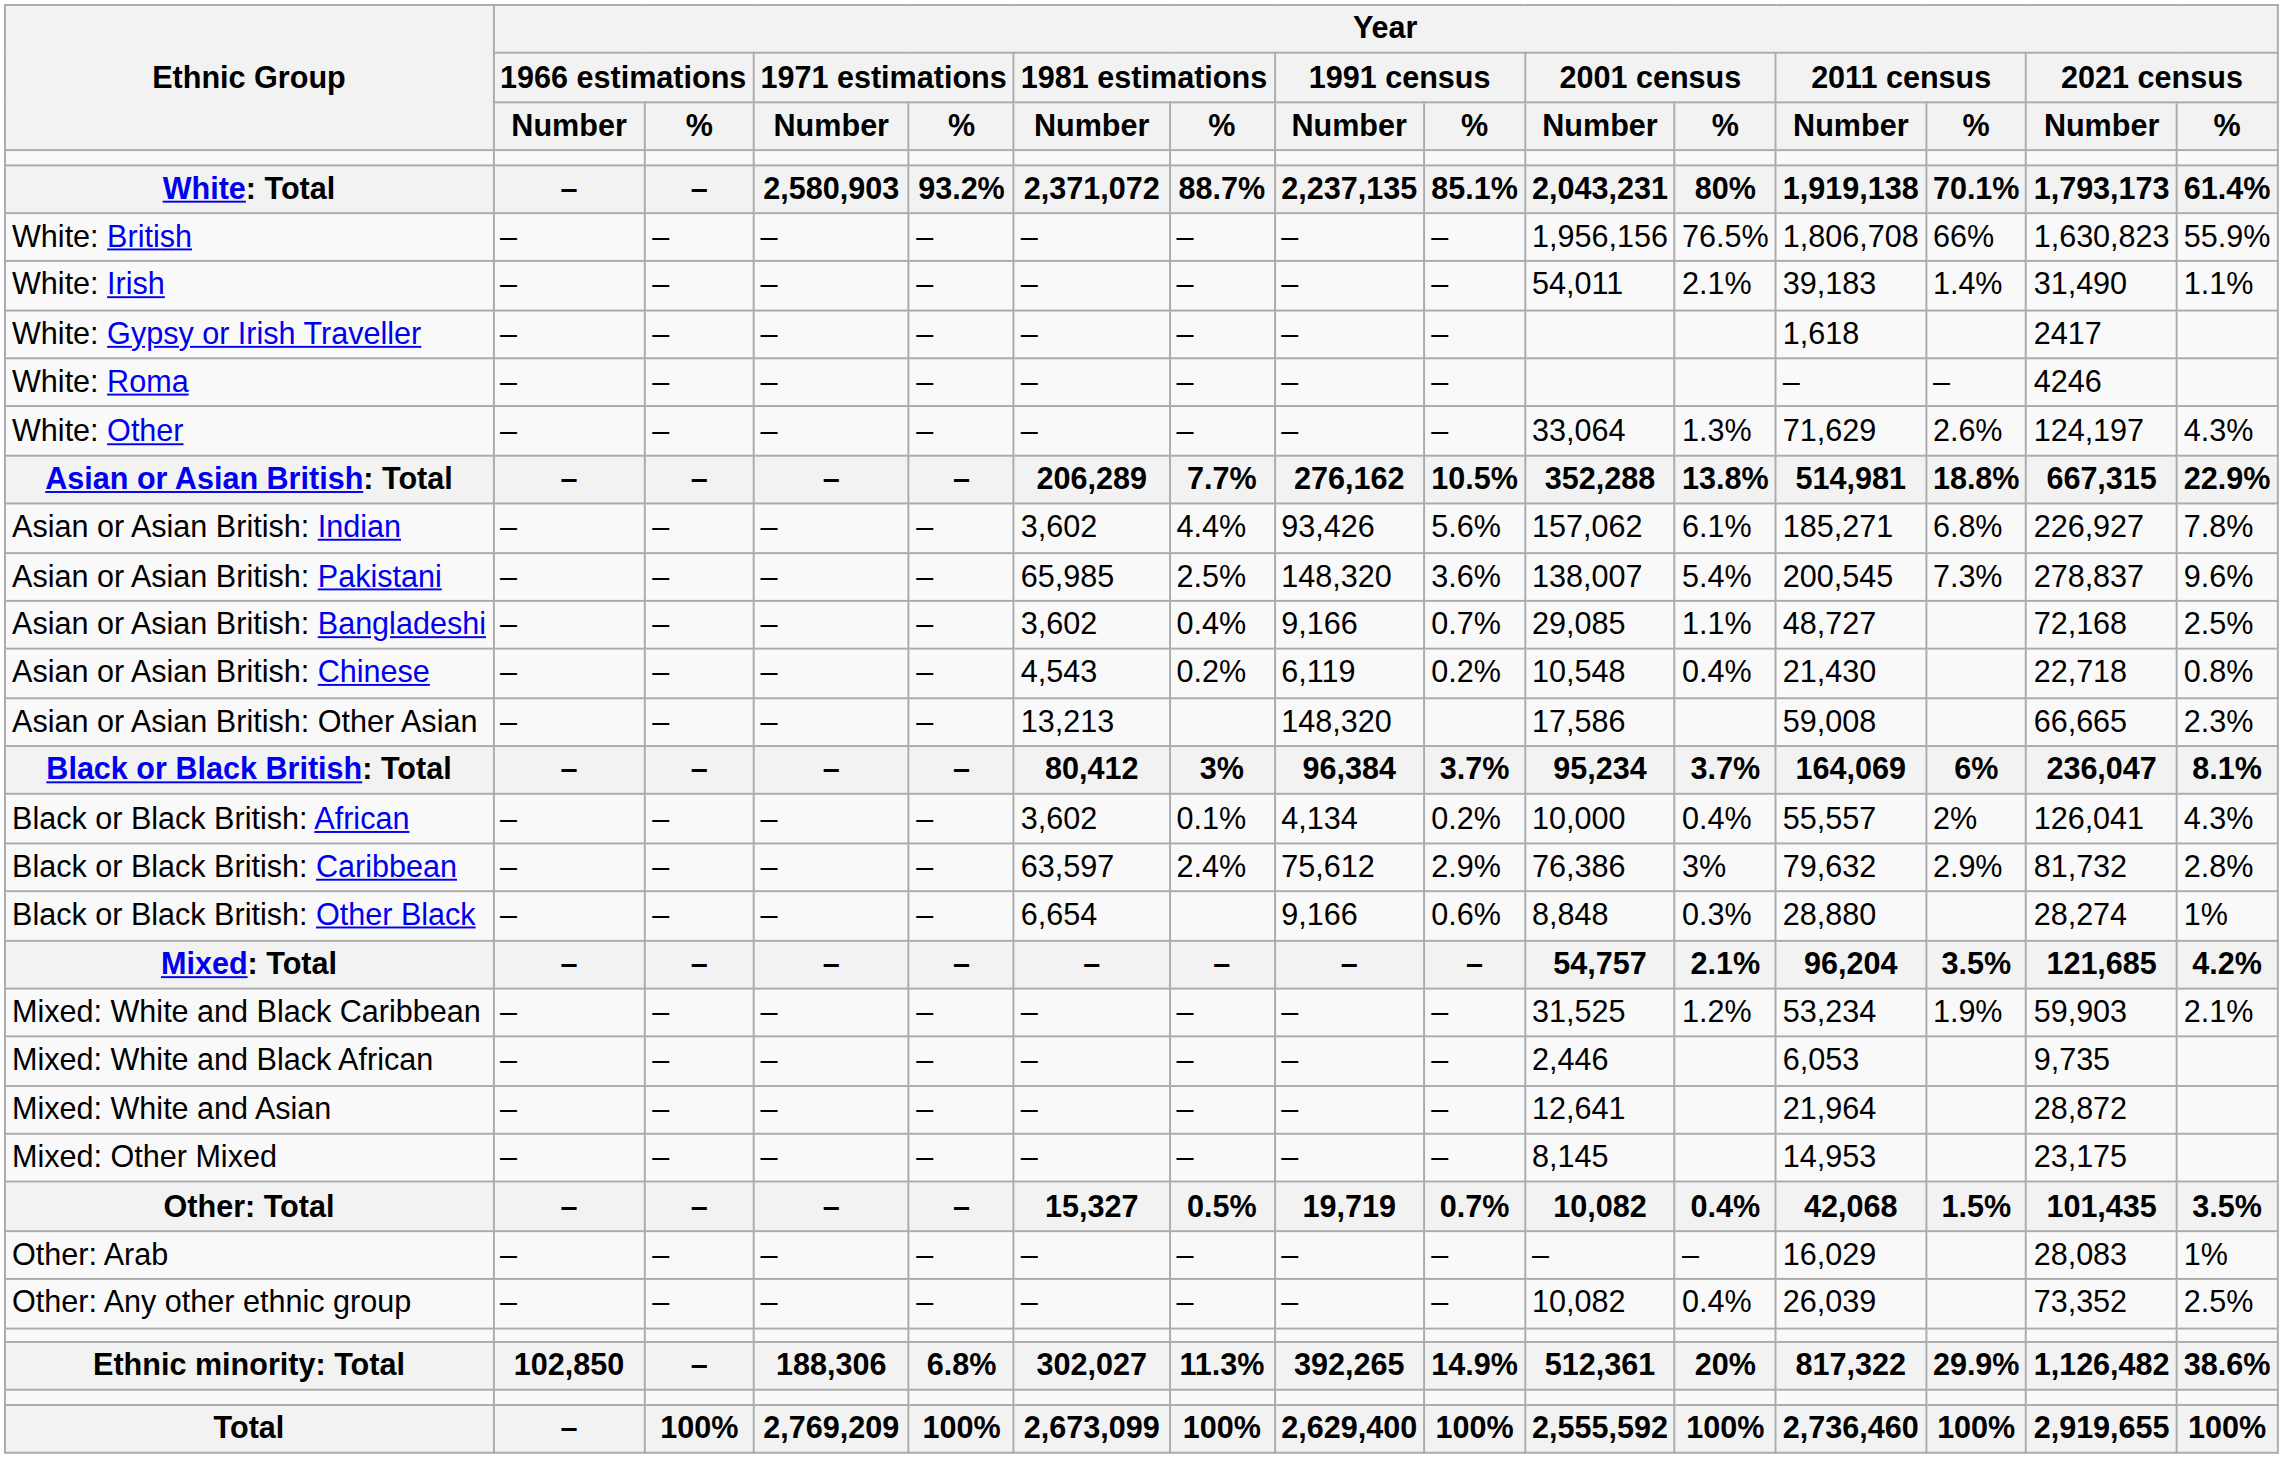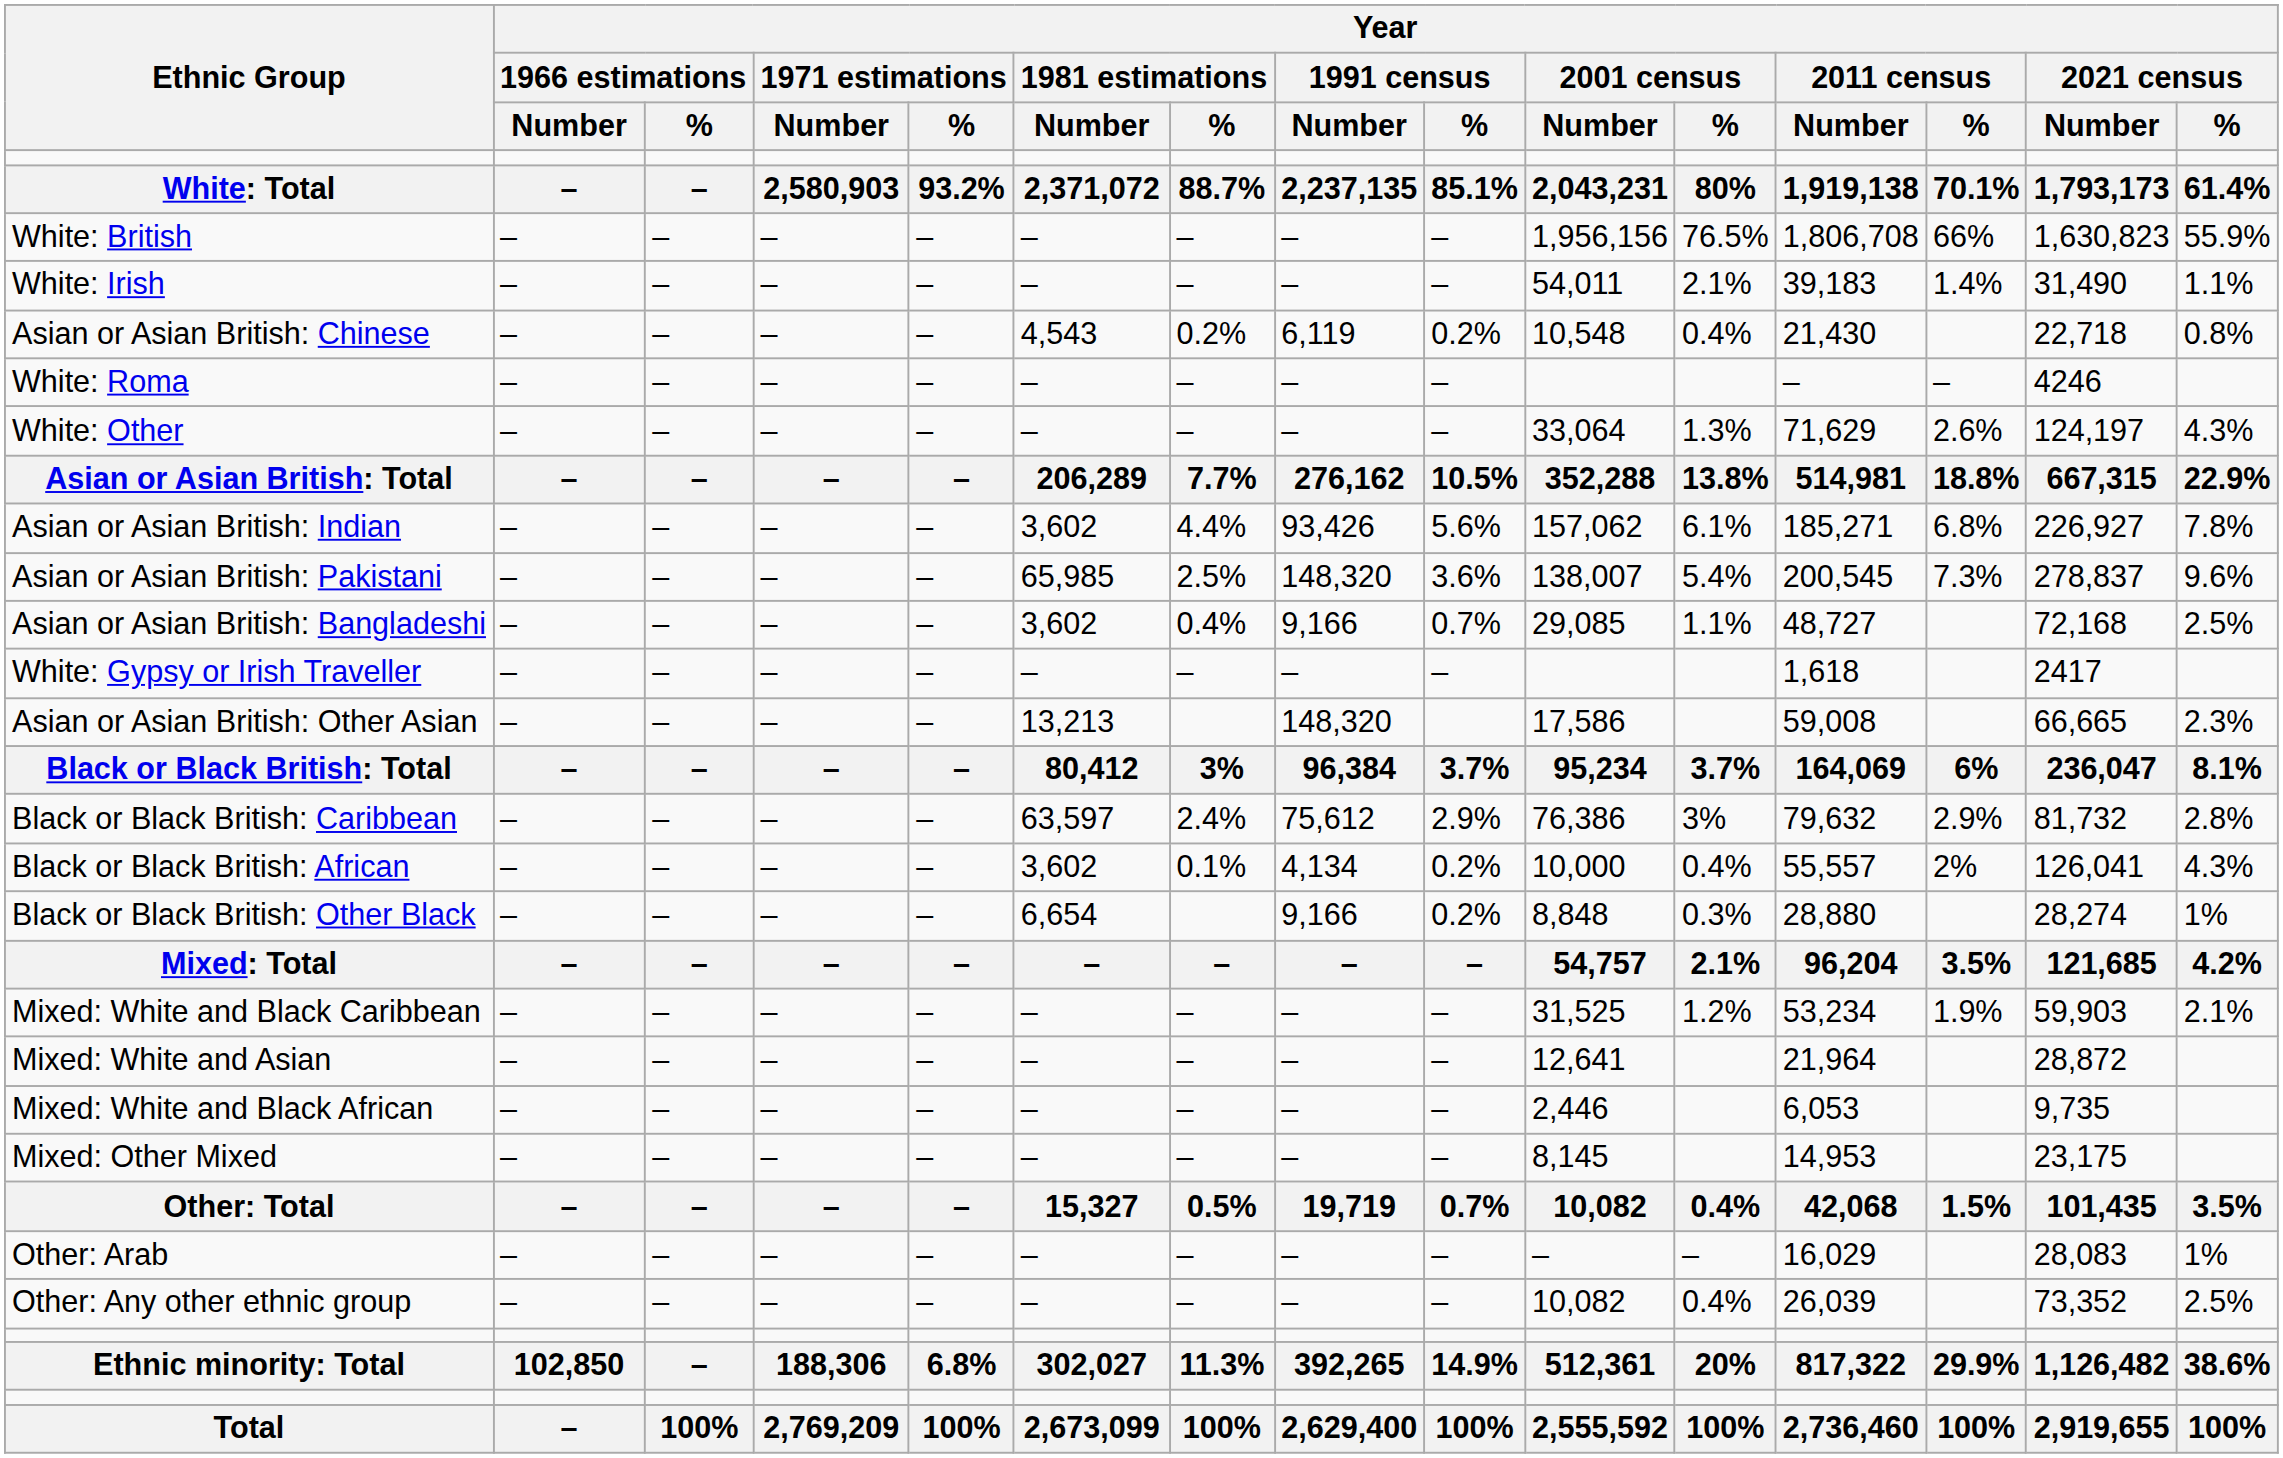rows swapped: (217, 333) <-> (221, 672)
rows swapped: (211, 818) <-> (234, 866)
(1466, 915) 0.6% -> (1466, 915) 0.2%
rows swapped: (223, 1060) <-> (172, 1109)
